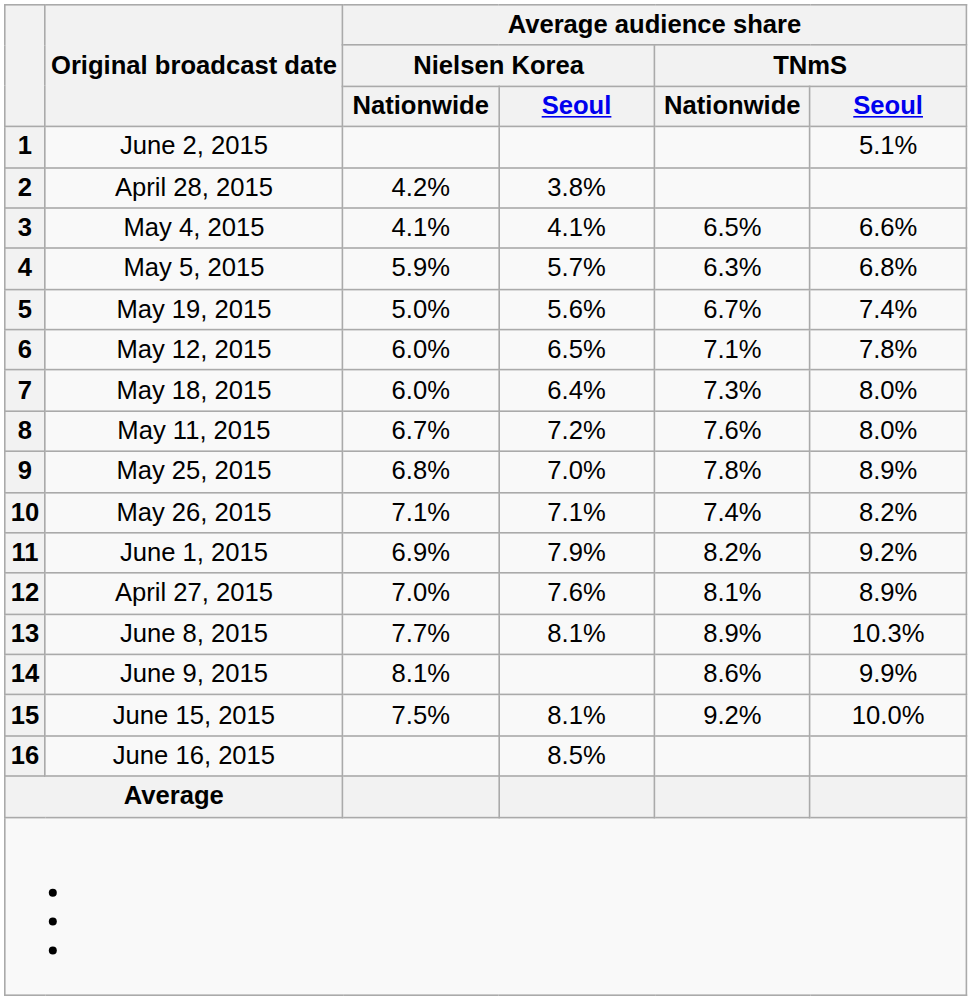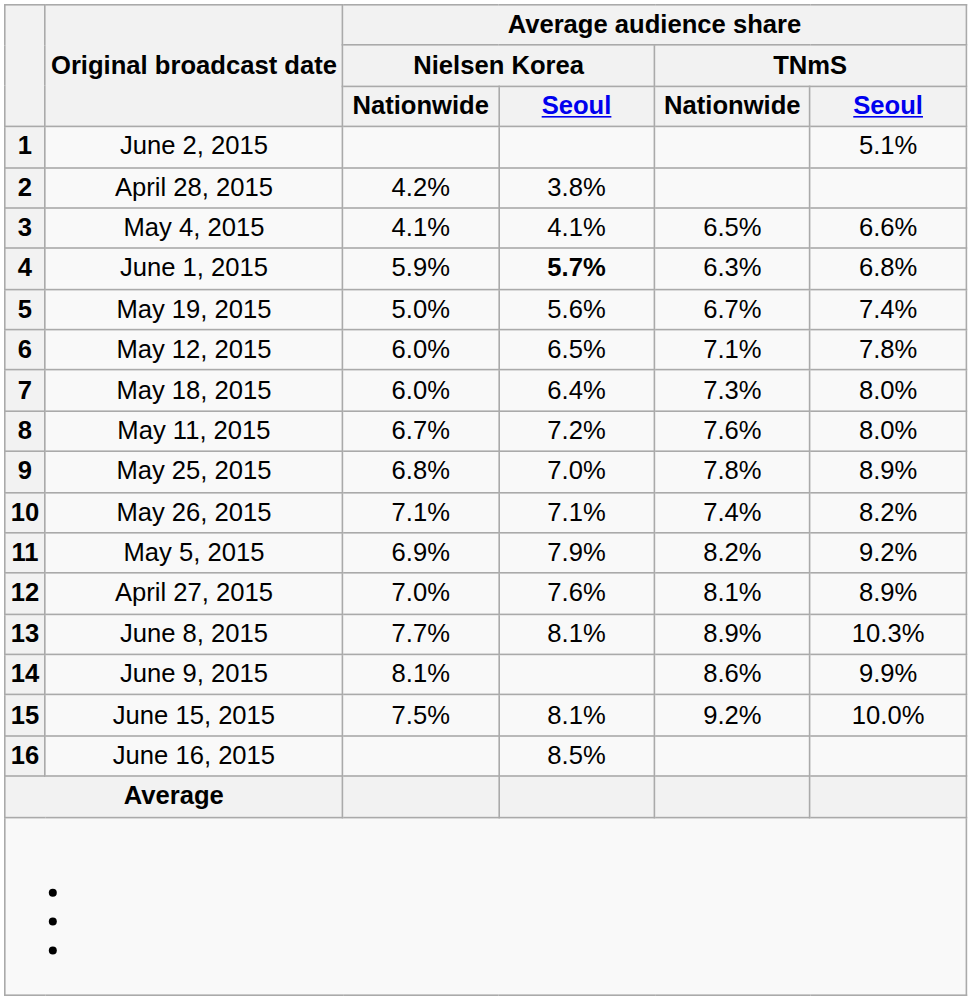(194, 268) May 5, 2015 -> (194, 268) June 1, 2015
(577, 268) normal -> (577, 268) bold
(194, 552) June 1, 2015 -> (194, 552) May 5, 2015
